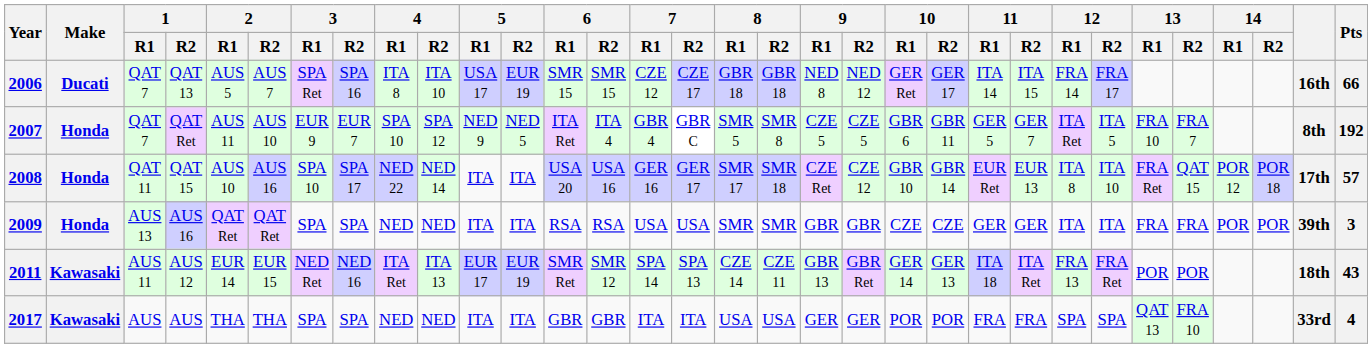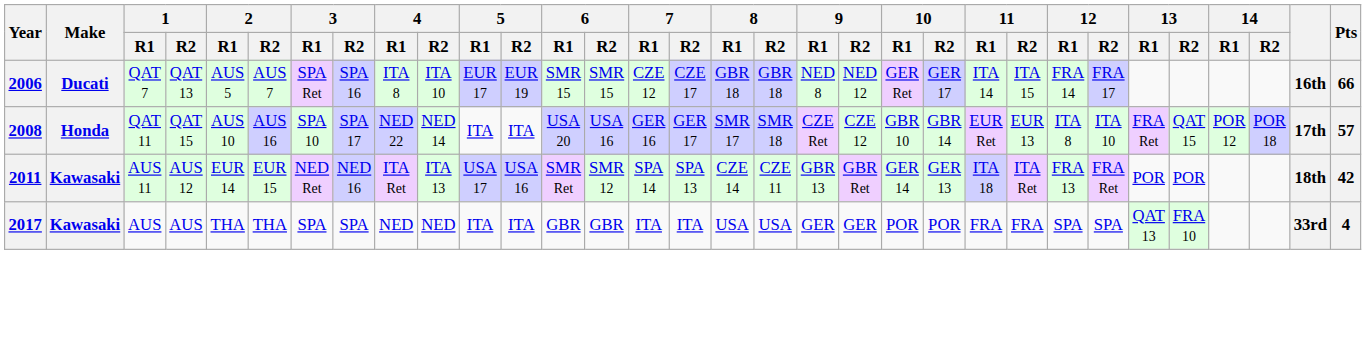(481, 83) USA 17 -> (480, 83) EUR 17
- row: (25, 130)
- row: (25, 225)
(481, 272) EUR 17 -> (480, 178) USA 17
(523, 272) EUR 19 -> (521, 178) USA 16
(1351, 272) 43 -> (1346, 178) 42
